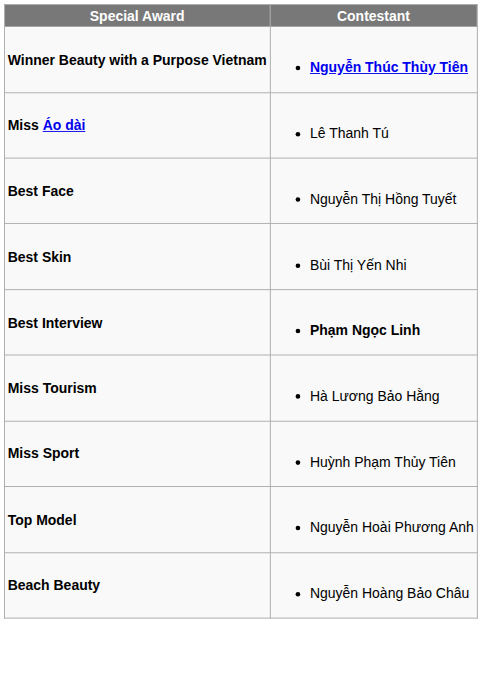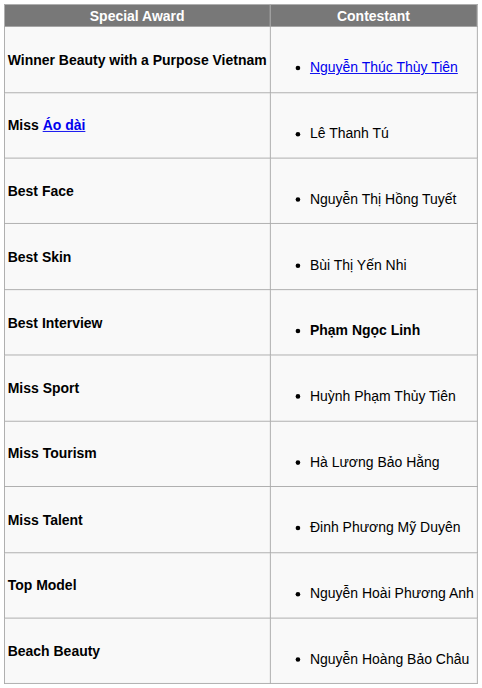(373, 67) bold -> (373, 67) normal
rows swapped: (52, 388) <-> (43, 454)
+ row: (45, 520)
